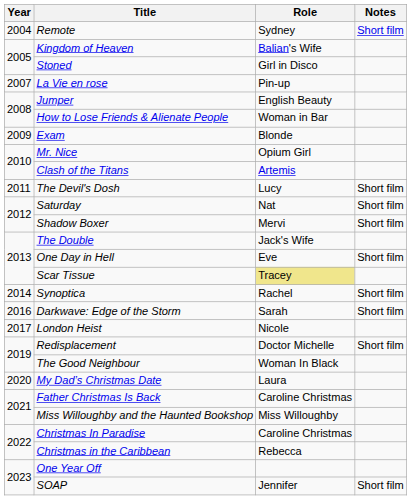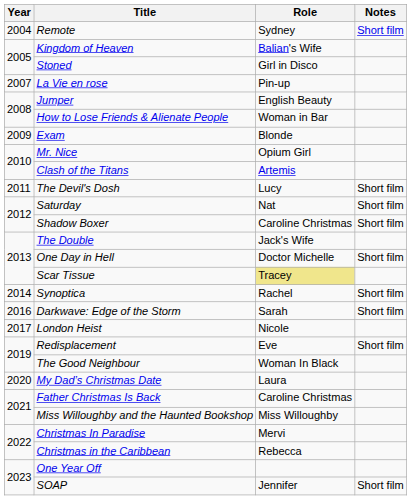(272, 223) Mervi -> (305, 223) Caroline Christmas
(268, 258) Eve -> (296, 258) Doctor Michelle
(296, 345) Doctor Michelle -> (268, 345) Eve
(305, 433) Caroline Christmas -> (272, 433) Mervi
